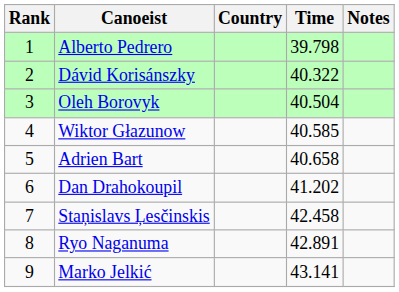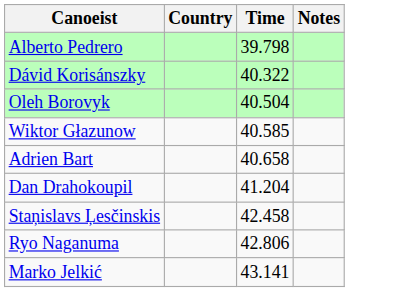- column: (29, 18)
(315, 187) 41.202 -> (265, 187) 41.204
(315, 243) 42.891 -> (265, 243) 42.806
